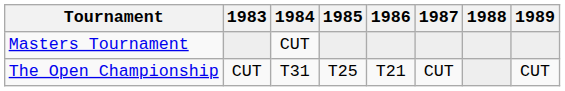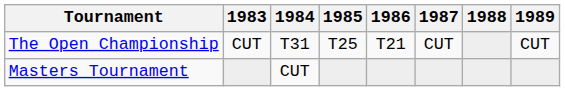rows swapped: (99, 45) <-> (114, 72)
